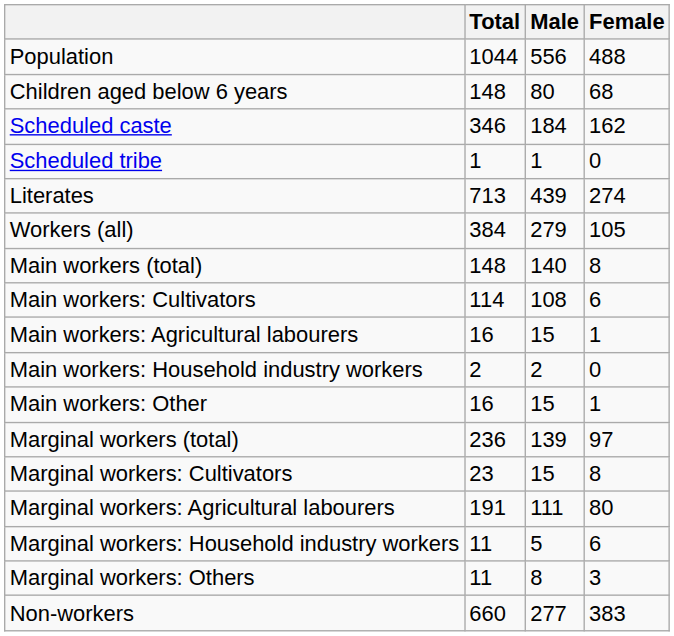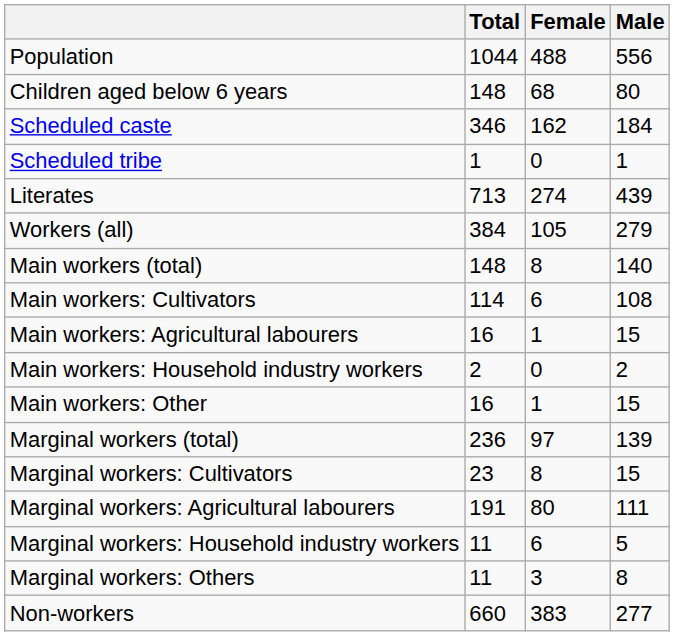columns swapped: (555, 21) <-> (627, 21)
